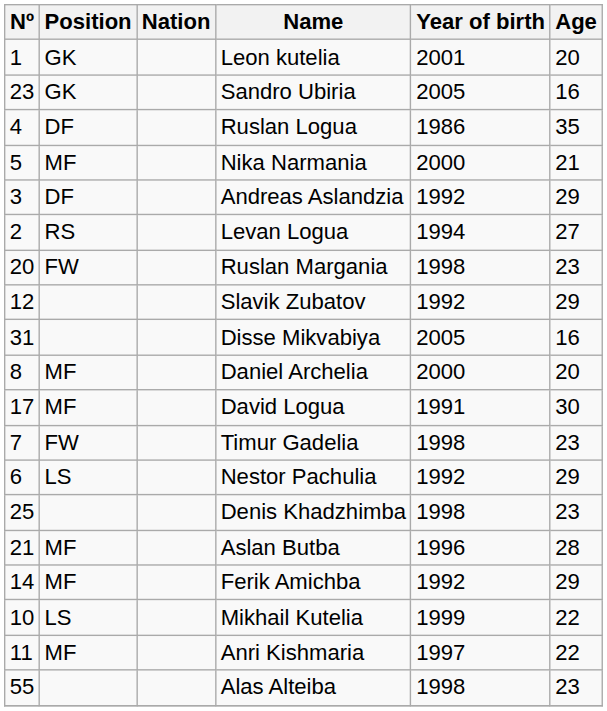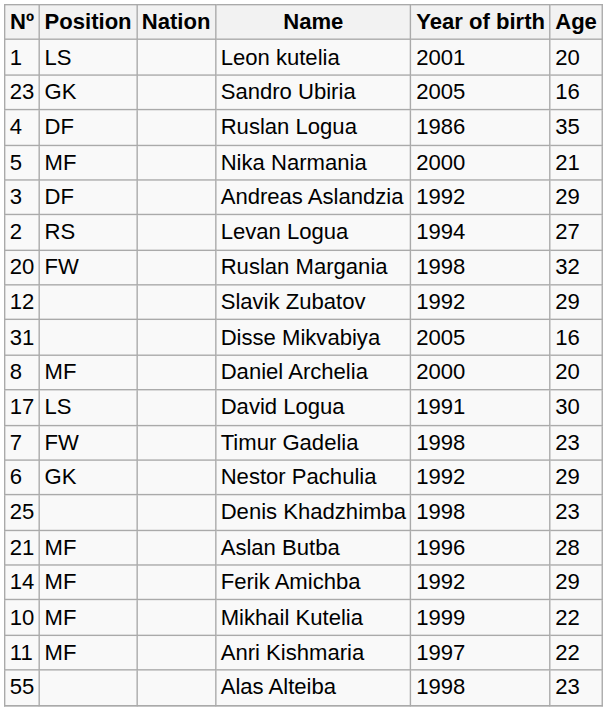(60, 57) GK -> (58, 57) LS
(567, 267) 23 -> (567, 267) 32
(60, 407) MF -> (58, 407) LS
(58, 477) LS -> (60, 477) GK
(58, 617) LS -> (60, 617) MF
